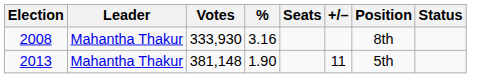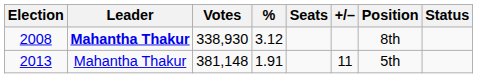(127, 38) normal -> (130, 38) bold
(216, 38) 333,930 -> (222, 38) 338,930
(262, 38) 3.16 -> (269, 38) 3.12
(262, 61) 1.90 -> (269, 61) 1.91
